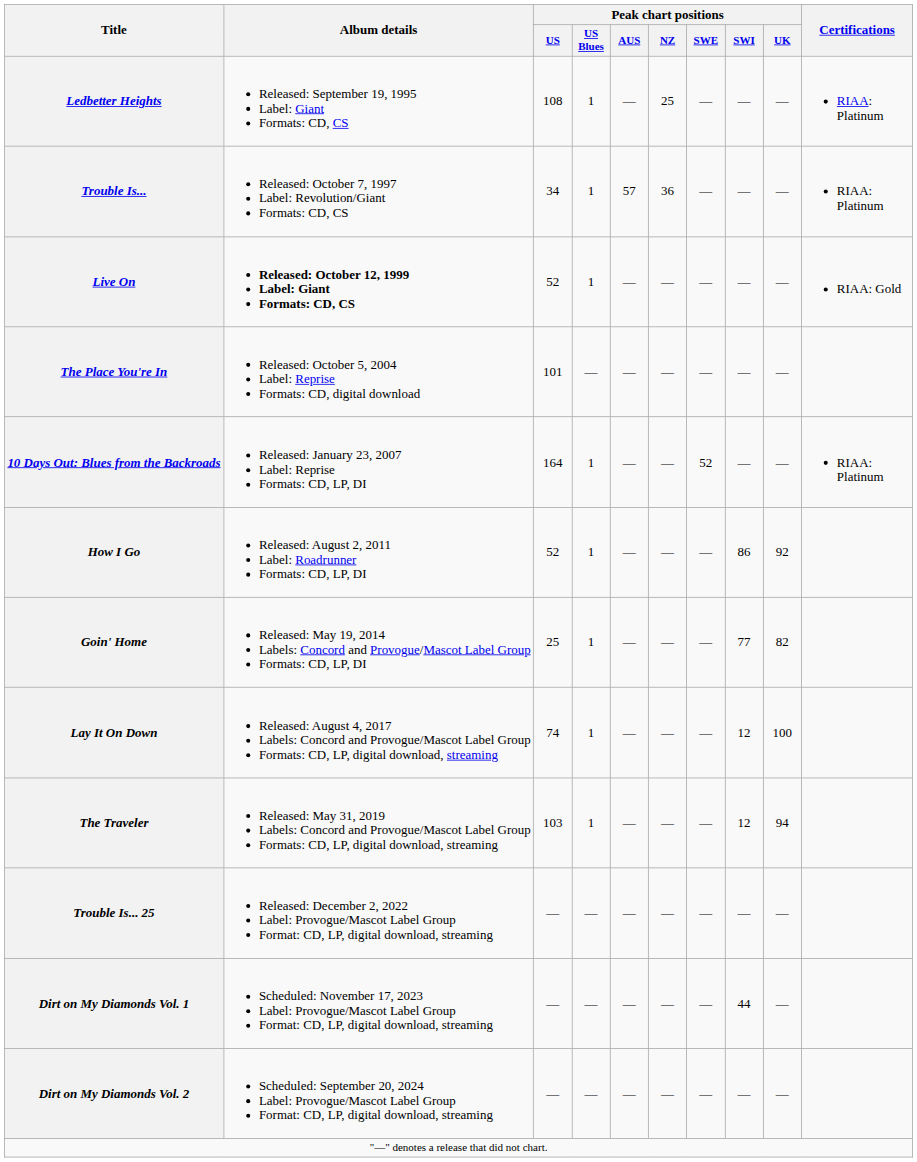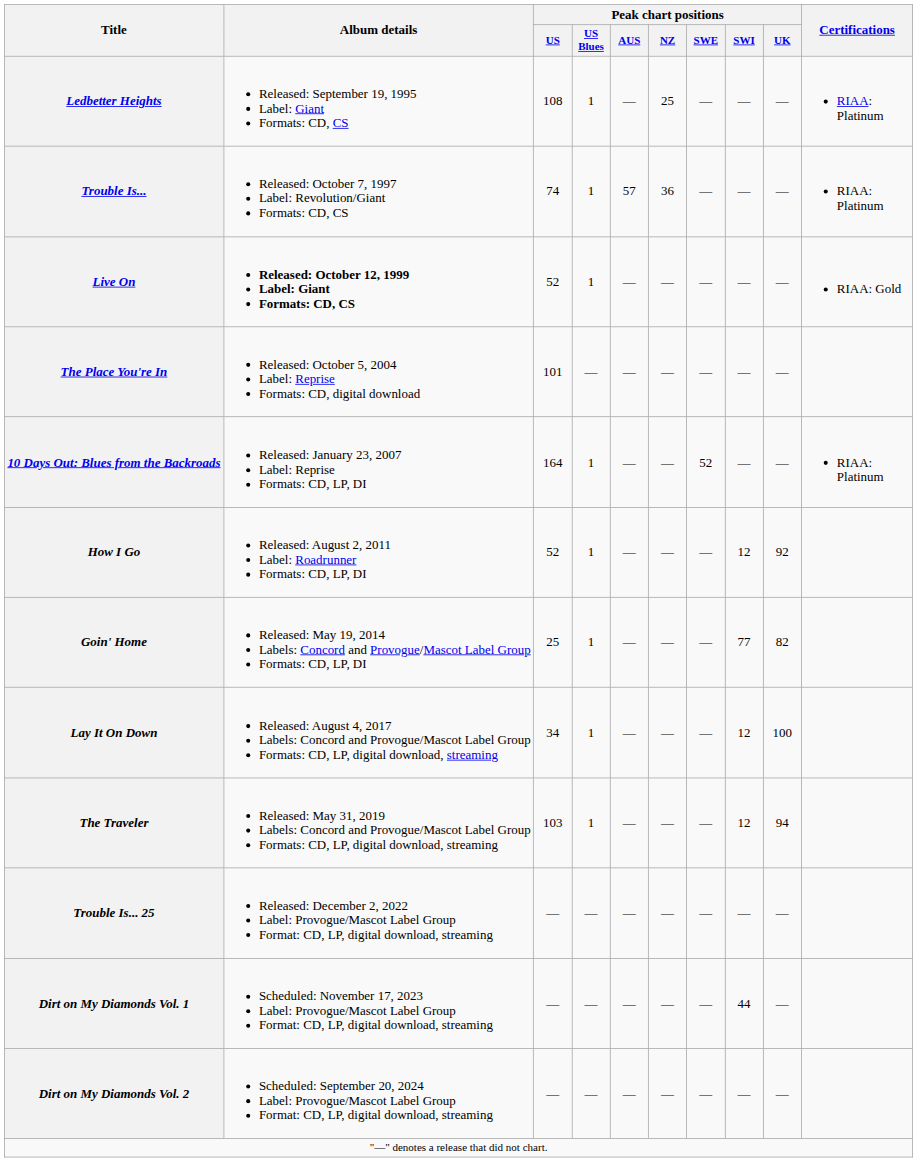(553, 191) 34 -> (553, 191) 74
(744, 552) 86 -> (744, 552) 12
(553, 732) 74 -> (553, 732) 34
